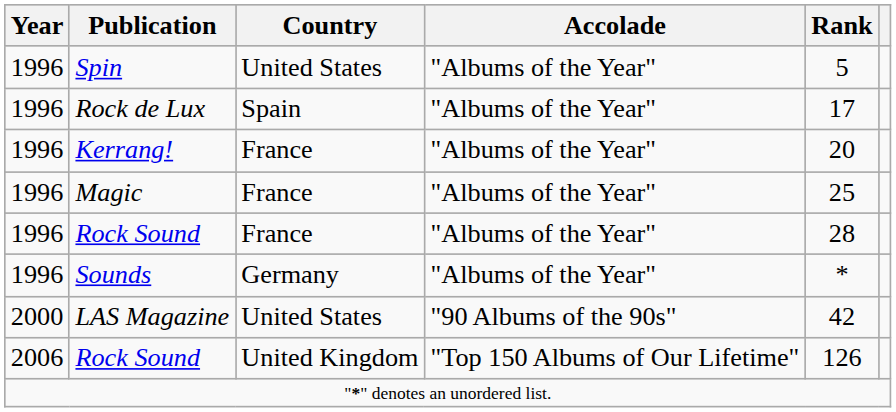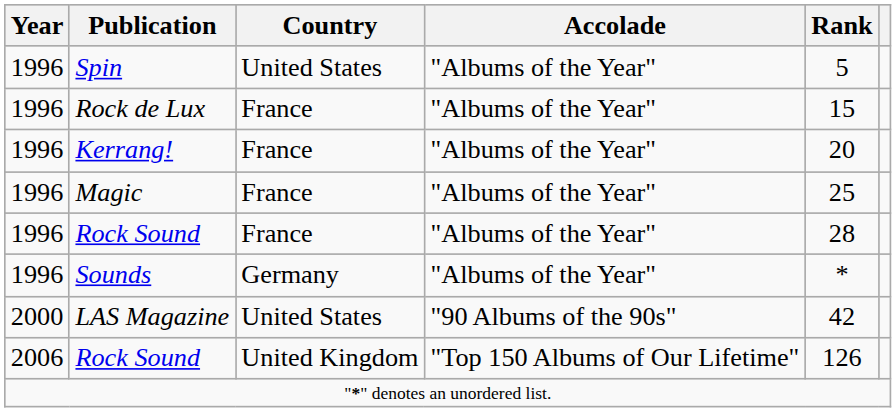(271, 108) Spain -> (277, 108) France
(842, 108) 17 -> (842, 108) 15
